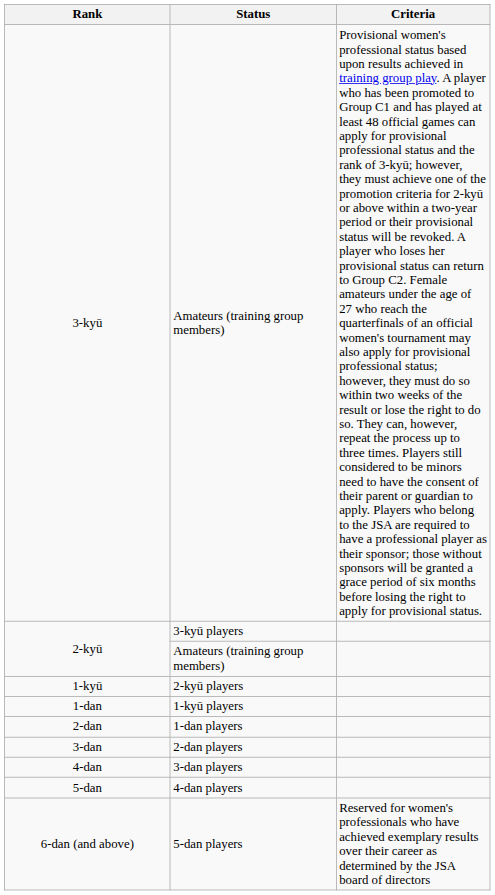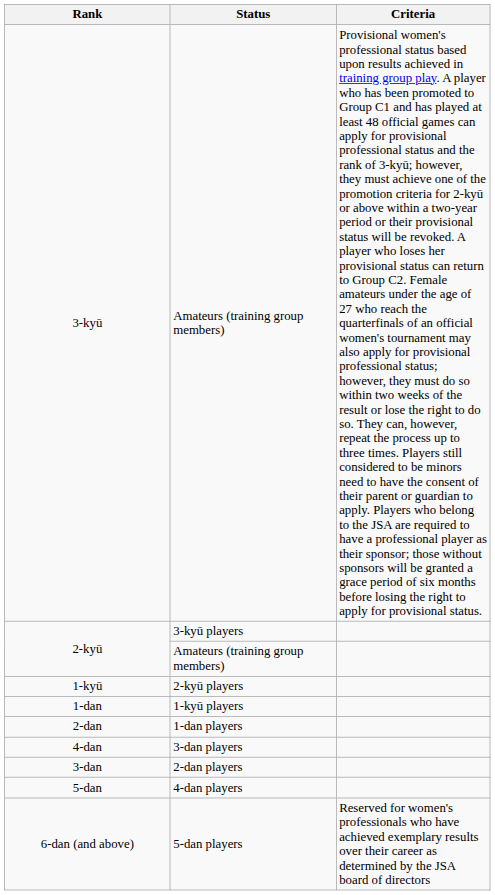rows swapped: (87, 747) <-> (87, 767)
